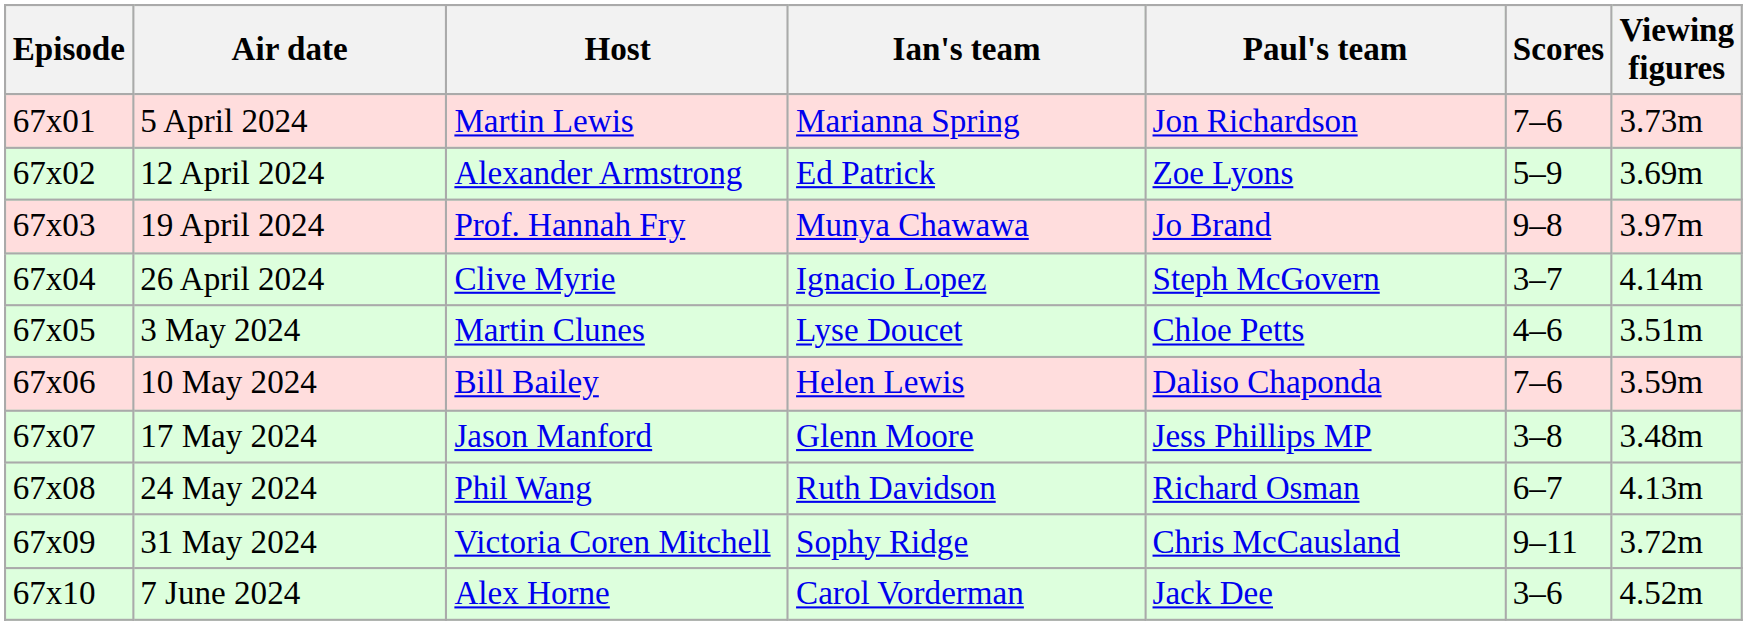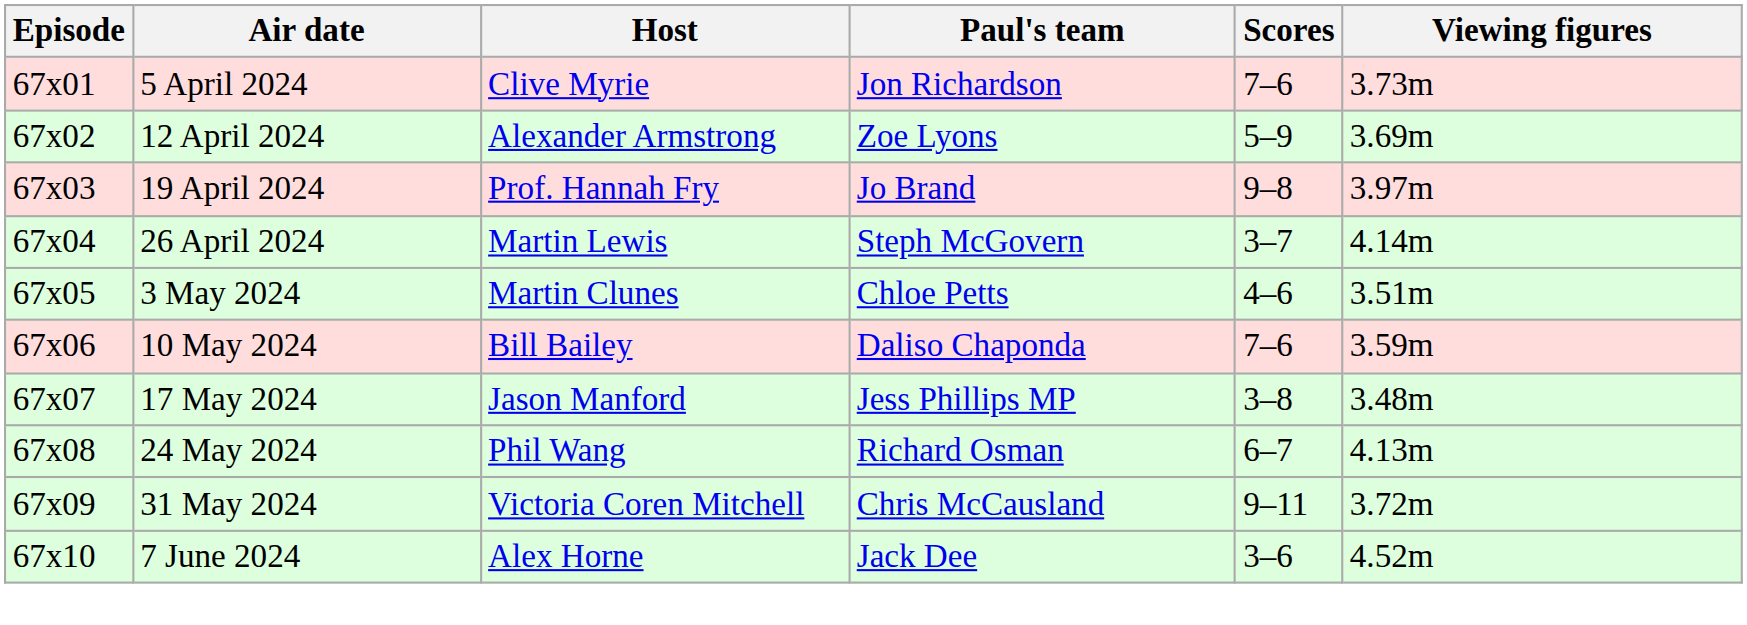- column: (967, 49)
(544, 120) Martin Lewis -> (569, 83) Clive Myrie
(535, 278) Clive Myrie -> (578, 240) Martin Lewis
